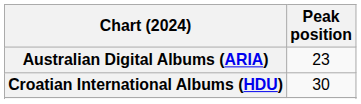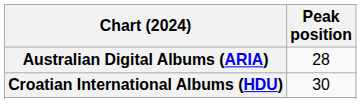(321, 60) 23 -> (321, 60) 28
